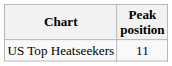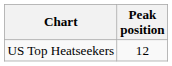(142, 50) 11 -> (142, 50) 12
